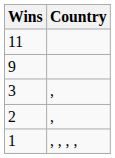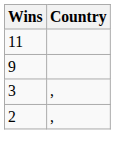- row: (12, 141)
